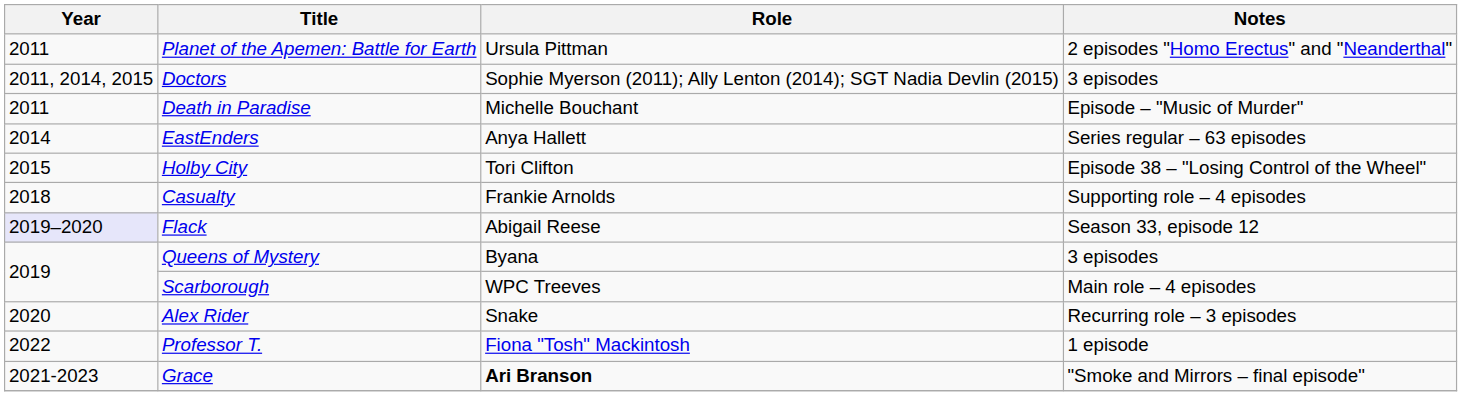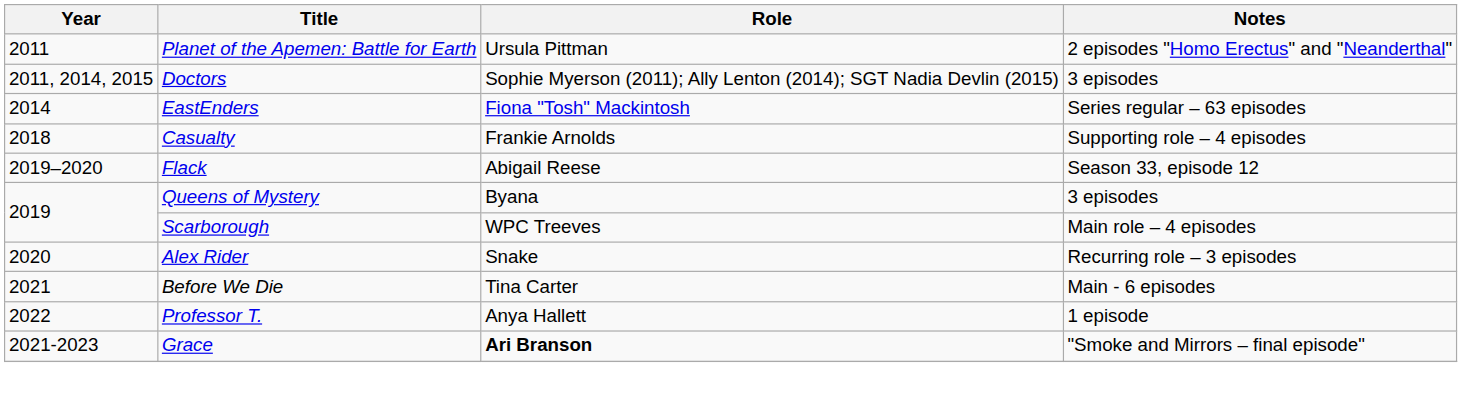- row: (236, 108)
(536, 138) Anya Hallett -> (588, 108) Fiona "Tosh" Mackintosh
- row: (205, 167)
(56, 227) lavender background -> (56, 167) no background
+ row: (223, 286)
(588, 345) Fiona "Tosh" Mackintosh -> (536, 316) Anya Hallett
